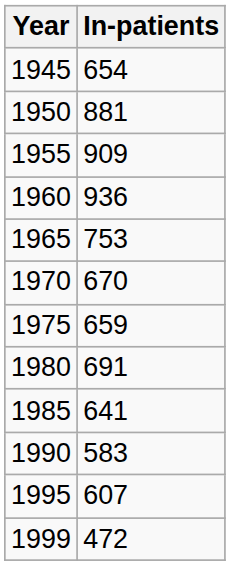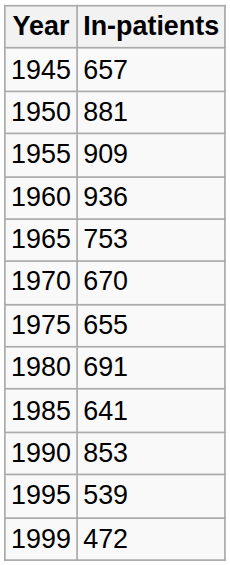(106, 69) 654 -> (106, 69) 657
(106, 325) 659 -> (106, 325) 655
(106, 452) 583 -> (106, 452) 853
(106, 495) 607 -> (106, 495) 539
